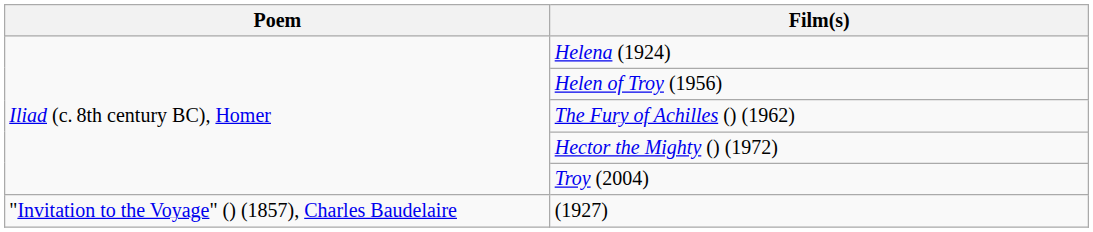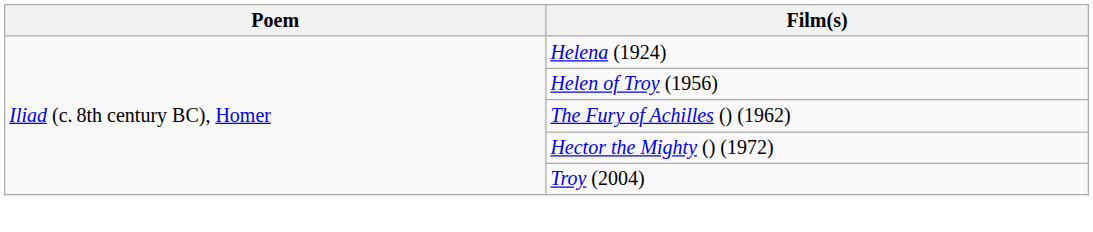- row: (581, 210)
